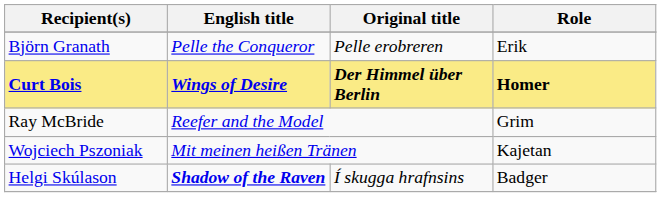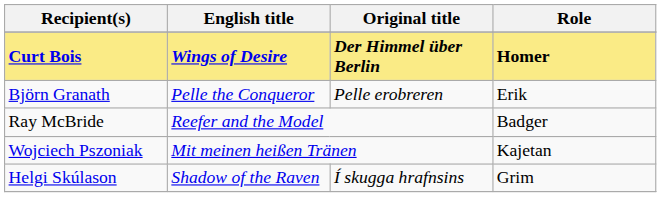rows swapped: (45, 84) <-> (59, 46)
(515, 121) Grim -> (522, 121) Badger
(248, 177) bold -> (245, 177) normal
(522, 177) Badger -> (515, 177) Grim
